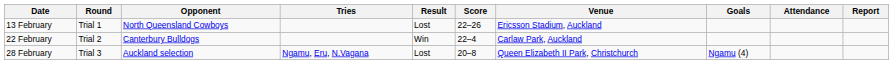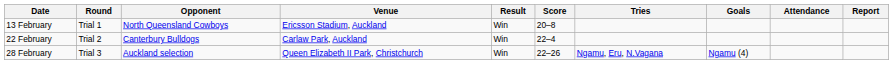columns swapped: (601, 11) <-> (346, 11)
(422, 25) Lost -> (501, 25) Win
(469, 25) 22–26 -> (546, 25) 20–8
(422, 53) Lost -> (501, 53) Win
(467, 53) 20–8 -> (548, 53) 22–26
